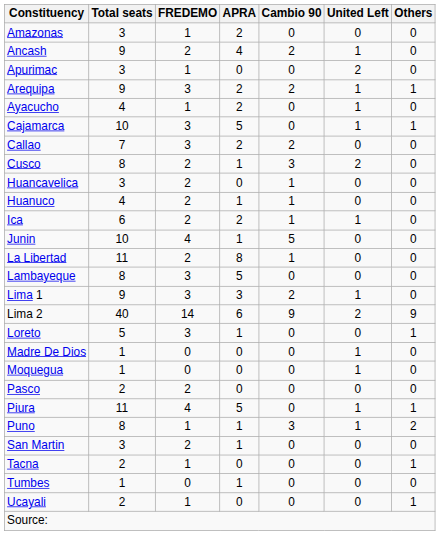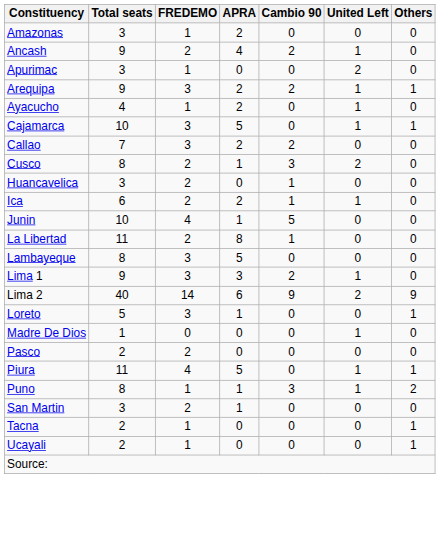- row: (31, 201)
- row: (35, 370)
- row: (28, 483)
